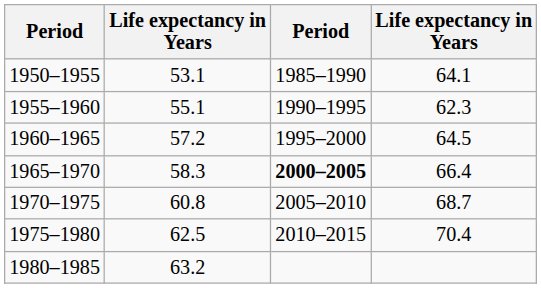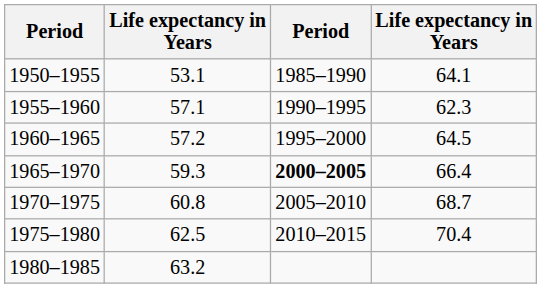(188, 107) 55.1 -> (188, 107) 57.1
(188, 171) 58.3 -> (188, 171) 59.3
